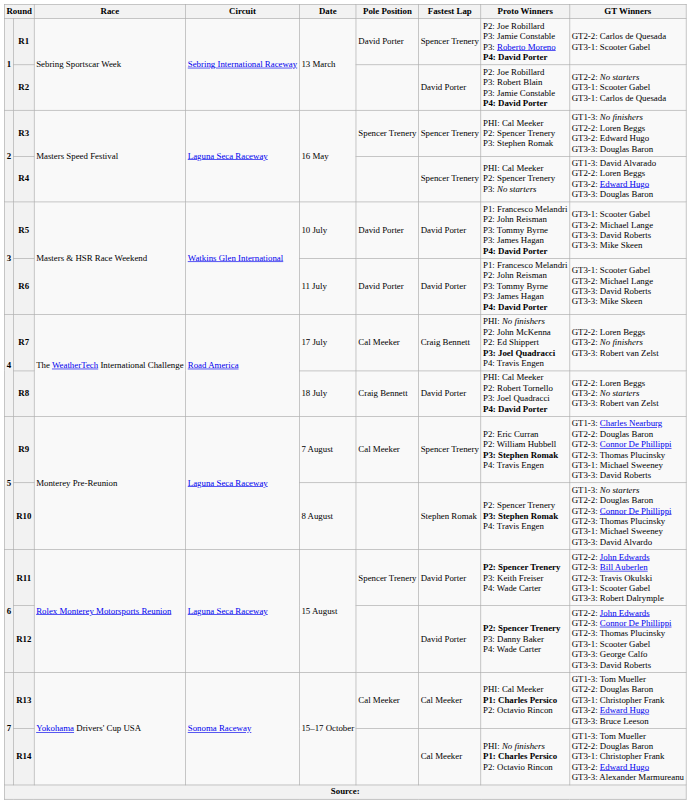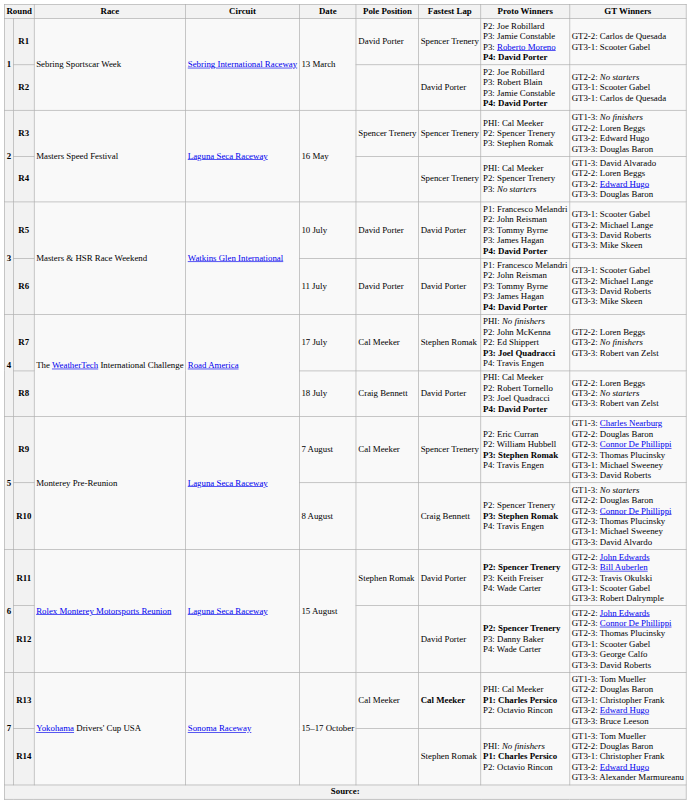(445, 342) Craig Bennett -> (449, 342) Stephen Romak
(449, 516) Stephen Romak -> (445, 516) Craig Bennett
(387, 577) Spencer Trenery -> (386, 577) Stephen Romak
(441, 700) normal -> (443, 700) bold
(441, 756) Cal Meeker -> (449, 756) Stephen Romak
